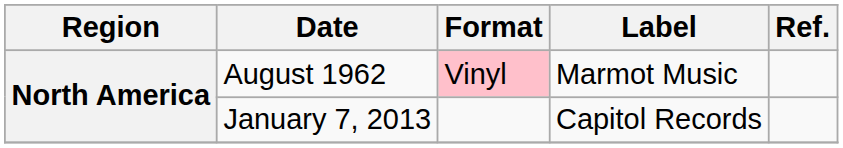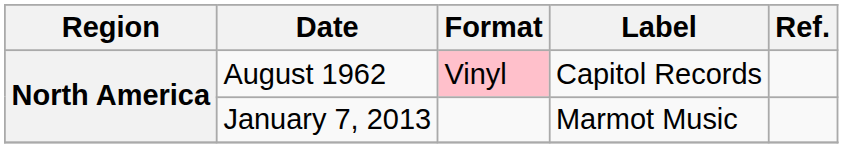(647, 73) Marmot Music -> (659, 73) Capitol Records
(659, 119) Capitol Records -> (647, 119) Marmot Music
